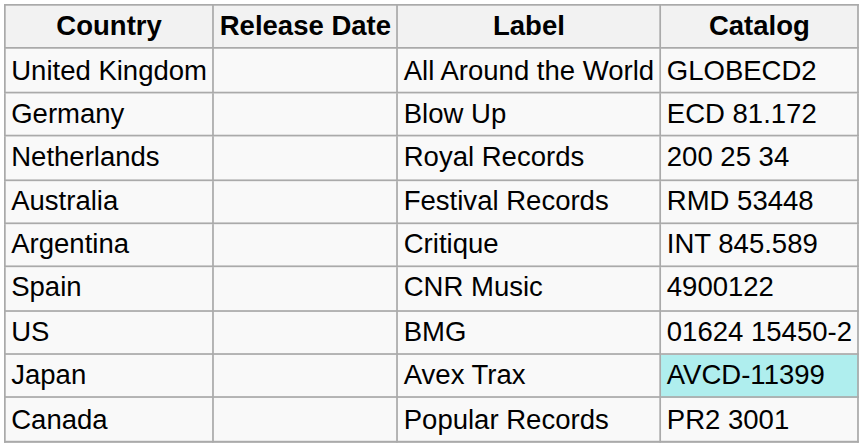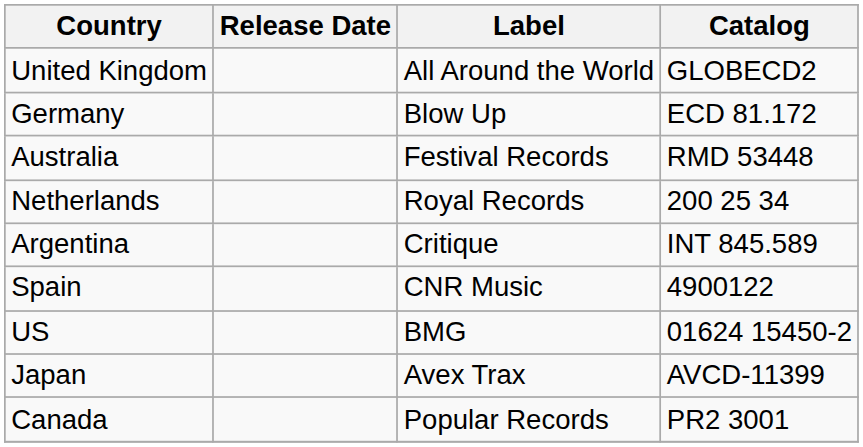rows swapped: (85, 157) <-> (65, 200)
(746, 375) paleturquoise background -> (746, 375) no background
